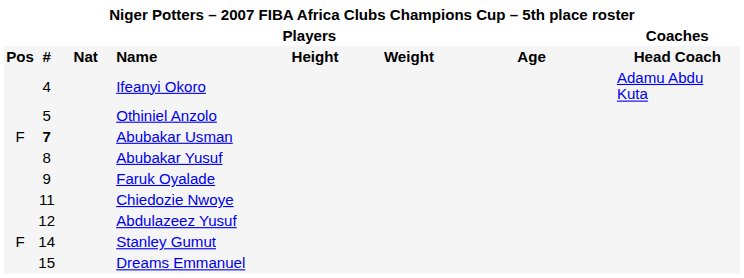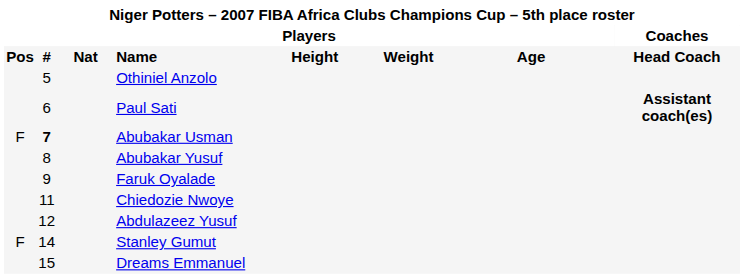- row: (161, 86)
+ row: (146, 107)
